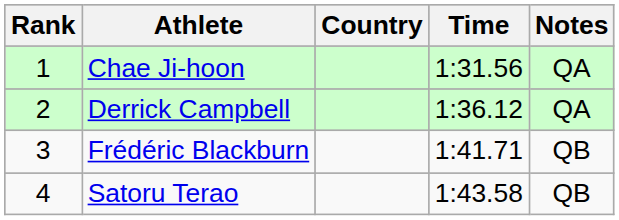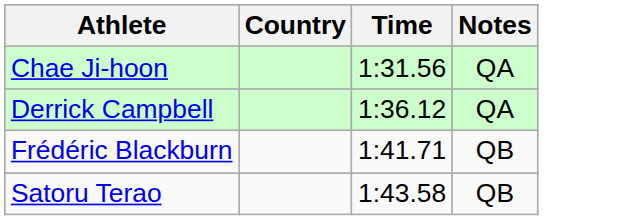- column: (43, 25)
